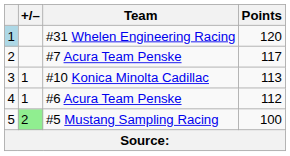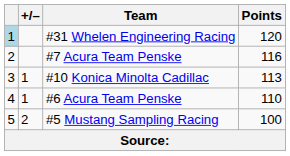(271, 57) 117 -> (271, 57) 116
(271, 99) 112 -> (271, 99) 110
(25, 120) lightgreen background -> (25, 120) no background
